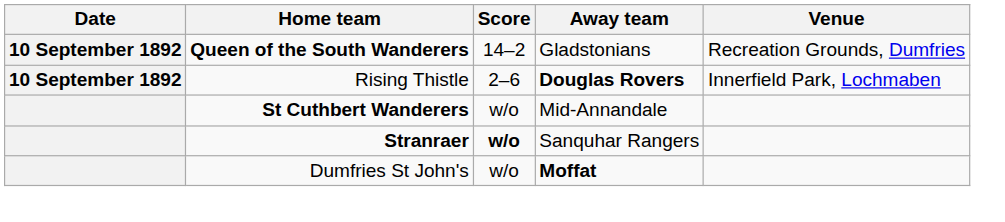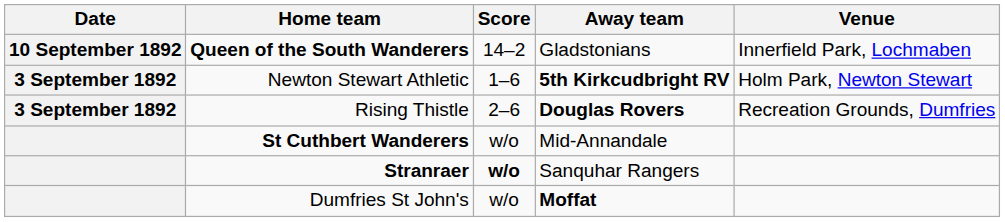(837, 49) Recreation Grounds, Dumfries -> (855, 49) Innerfield Park, Lochmaben
+ row: (368, 79)
(95, 79) 10 September 1892 -> (95, 110) 3 September 1892
(824, 79) Innerfield Park, Lochmaben -> (867, 110) Recreation Grounds, Dumfries
